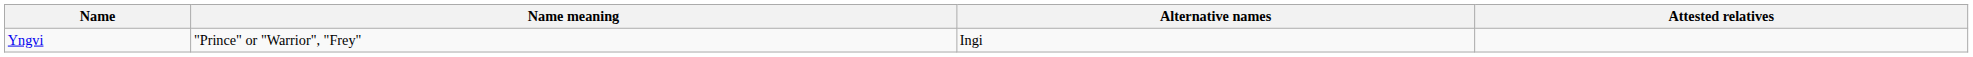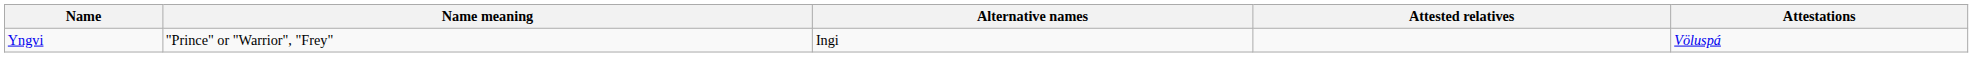+ column: (1819, 16)
